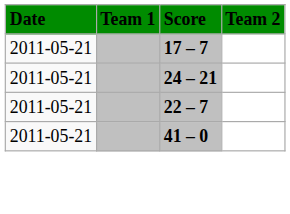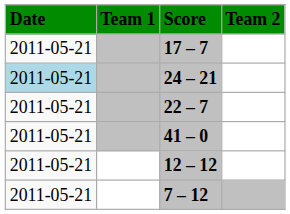(51, 77) no background -> (51, 77) lightblue background
+ row: (190, 165)
+ row: (186, 195)
